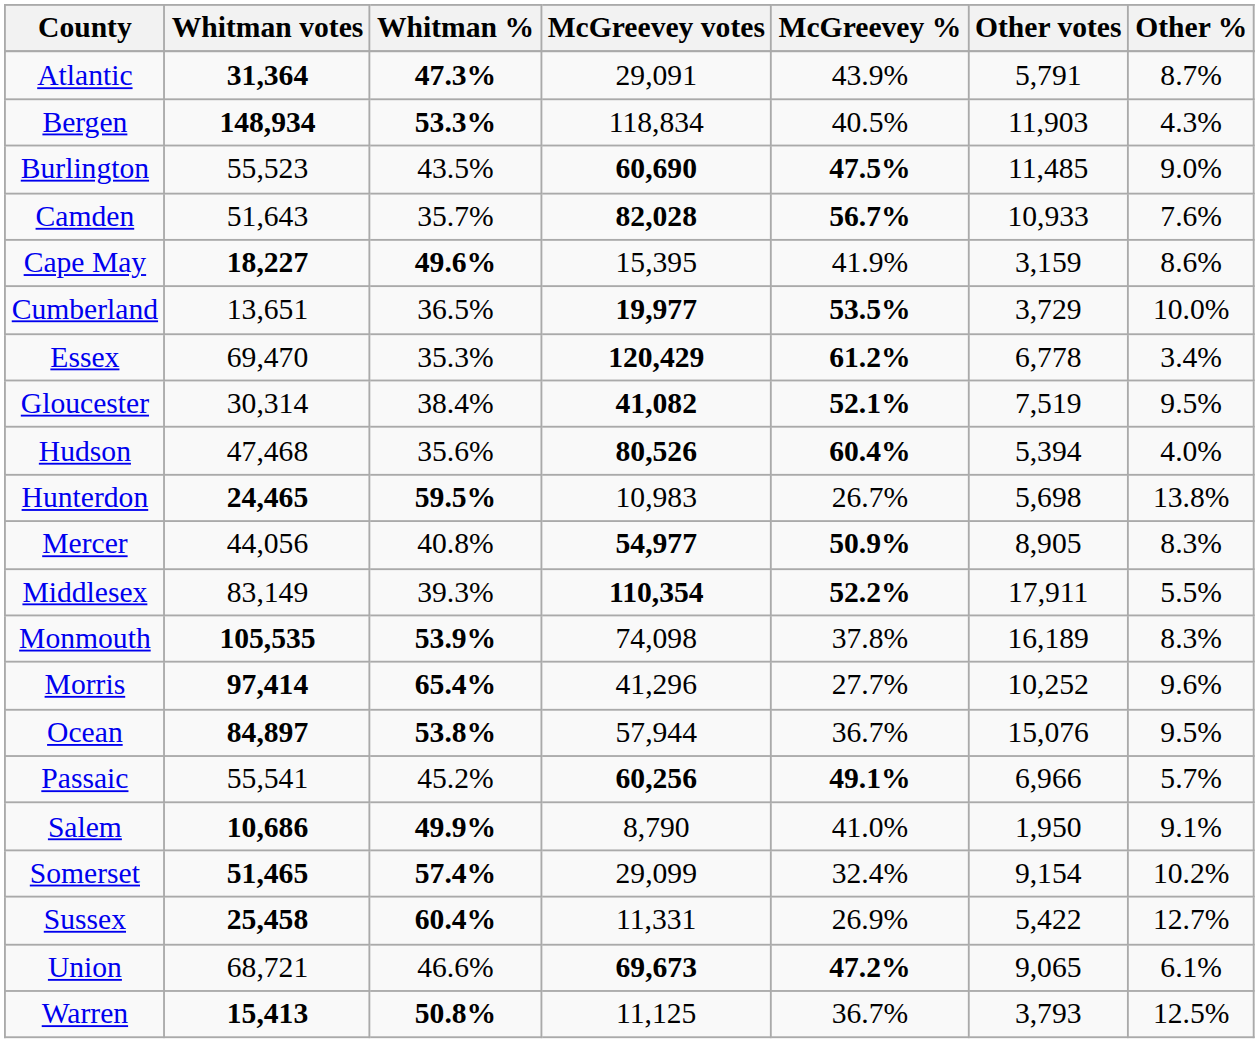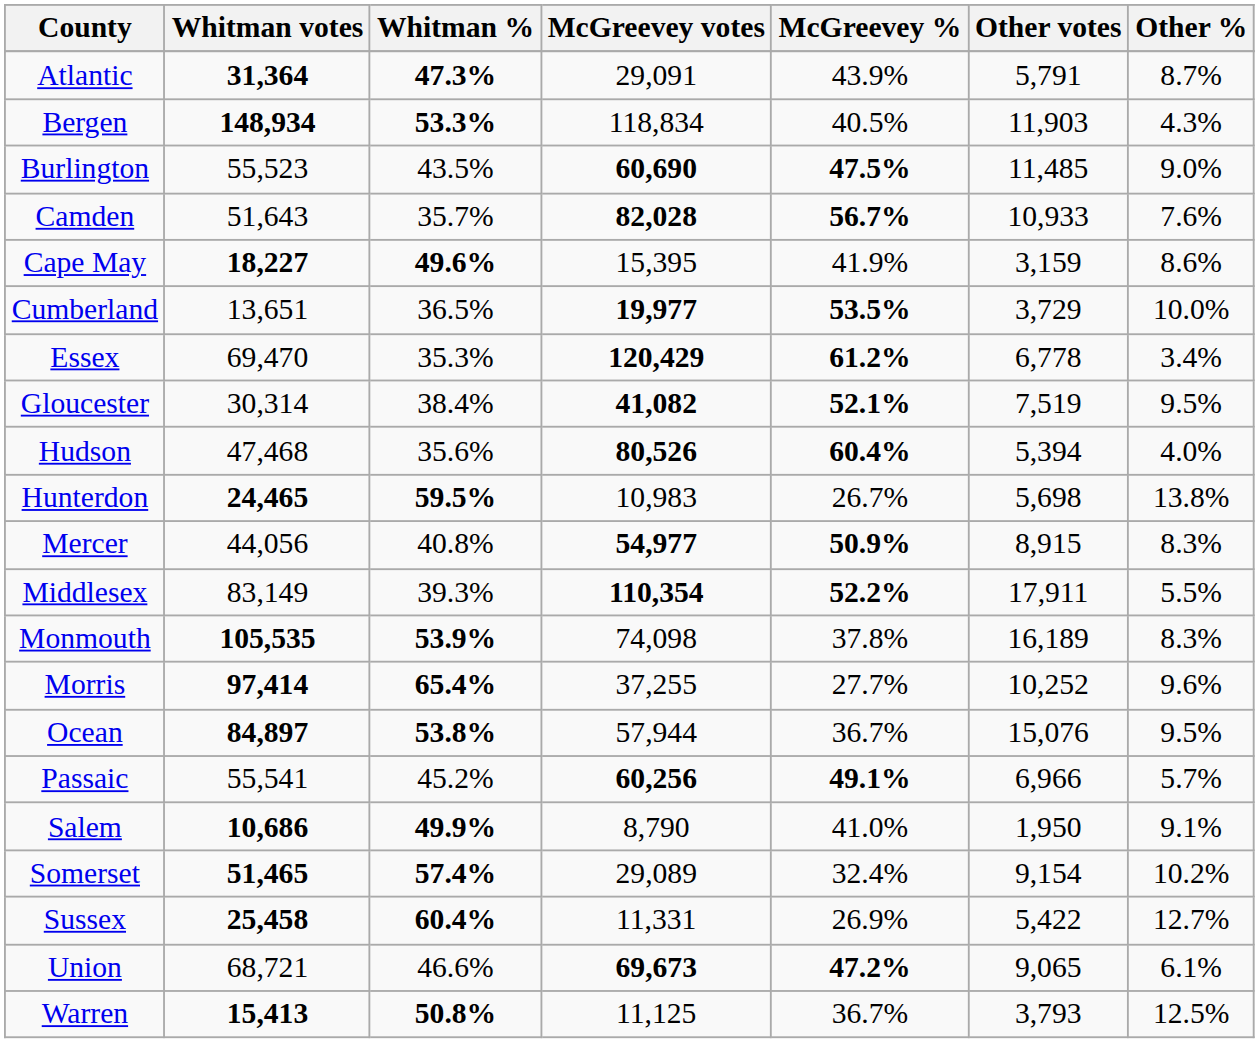(1048, 544) 8,905 -> (1048, 544) 8,915
(656, 685) 41,296 -> (656, 685) 37,255
(656, 872) 29,099 -> (656, 872) 29,089
